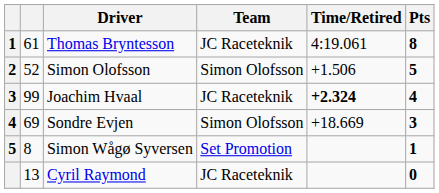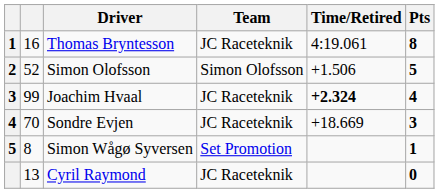(32, 44) 61 -> (32, 44) 16
(32, 123) 69 -> (32, 123) 70
(252, 123) Simon Olofsson -> (247, 123) JC Raceteknik
